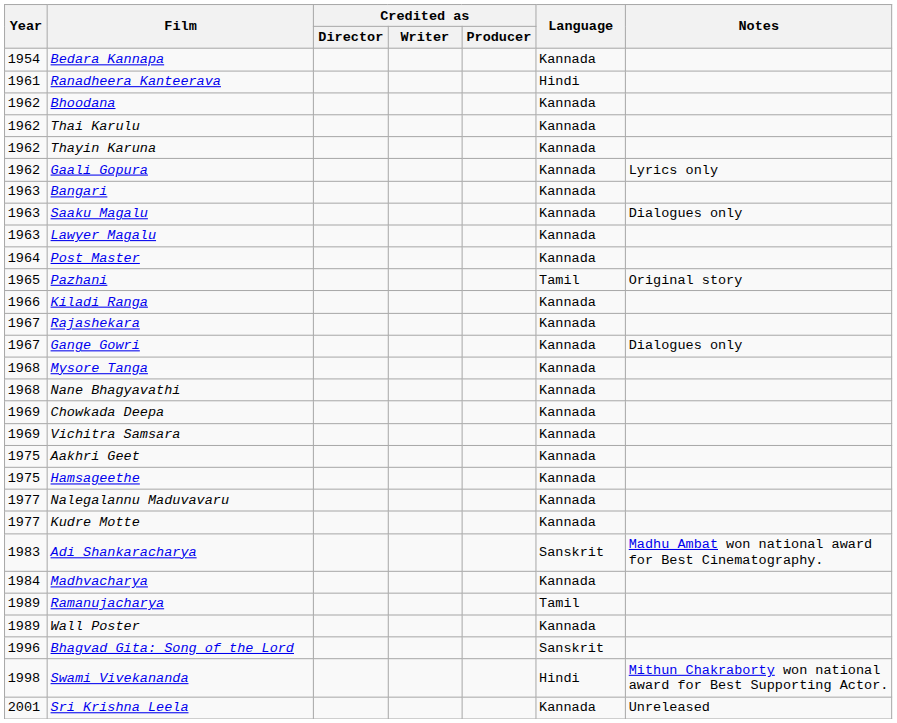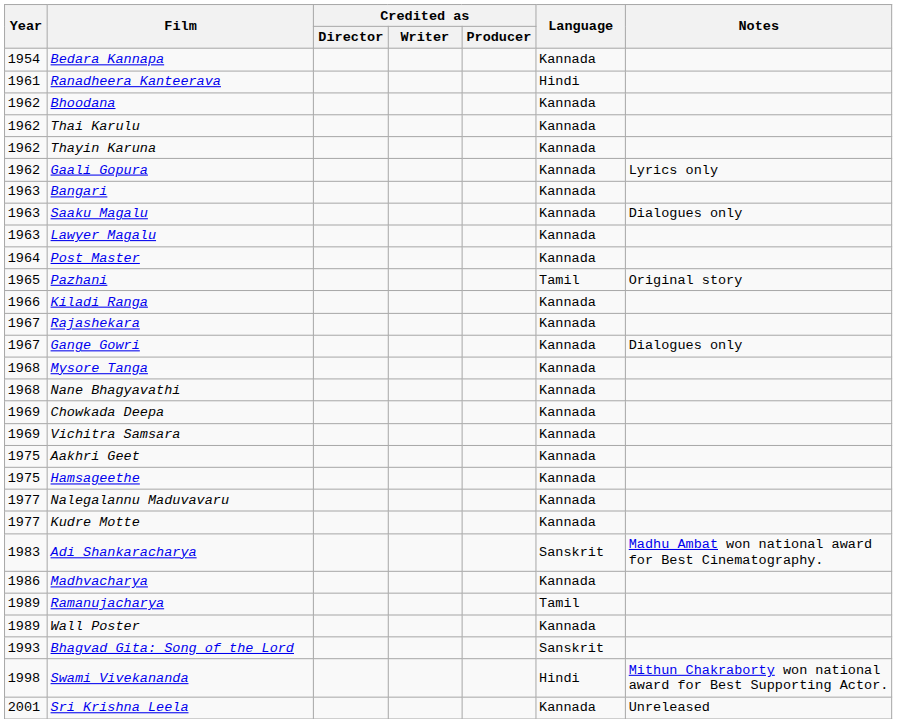(24, 582) 1984 -> (24, 582) 1986
(24, 648) 1996 -> (24, 648) 1993
